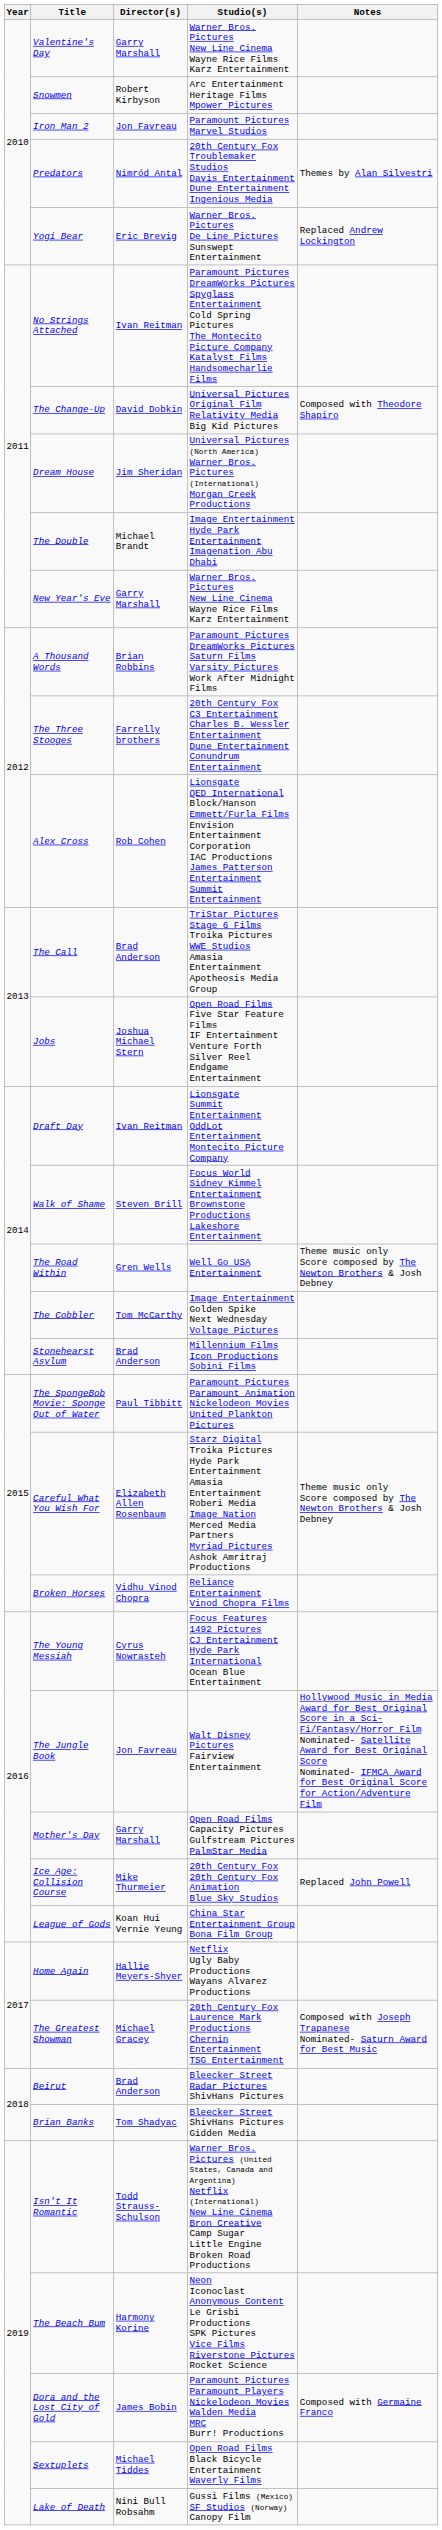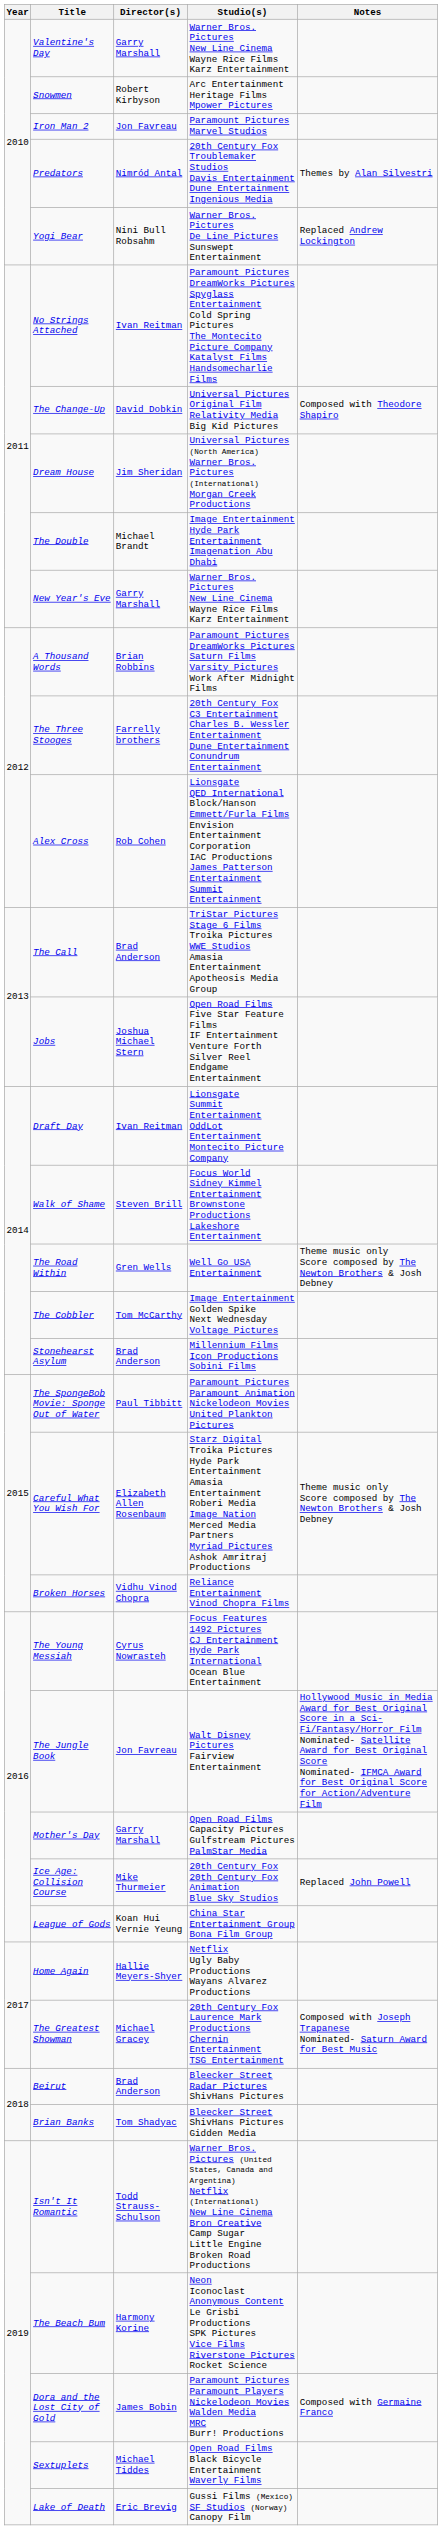(146, 236) Eric Brevig -> (141, 236) Nini Bull Robsahm
(141, 2507) Nini Bull Robsahm -> (146, 2507) Eric Brevig
